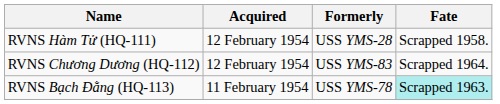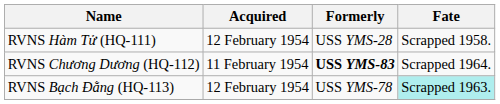(258, 64) 12 February 1954 -> (257, 64) 11 February 1954
(354, 64) normal -> (355, 64) bold
(257, 88) 11 February 1954 -> (258, 88) 12 February 1954
